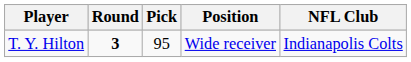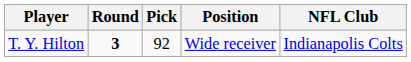(162, 43) 95 -> (162, 43) 92
